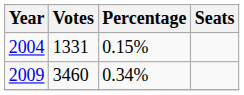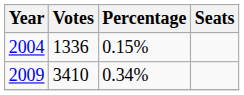(71, 47) 1331 -> (71, 47) 1336
(71, 75) 3460 -> (71, 75) 3410
